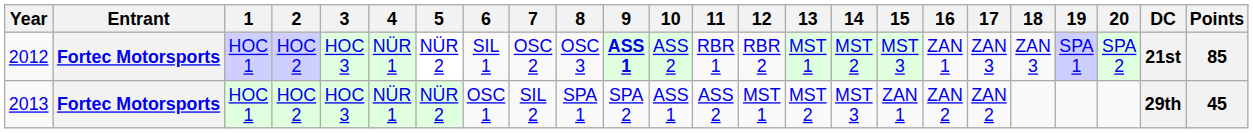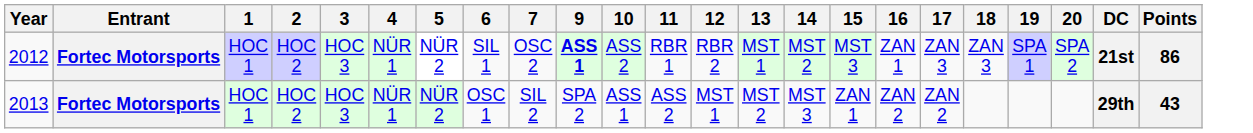- column: (580, 18)
(1217, 56) 85 -> (1170, 56) 86
(1217, 104) 45 -> (1170, 104) 43
